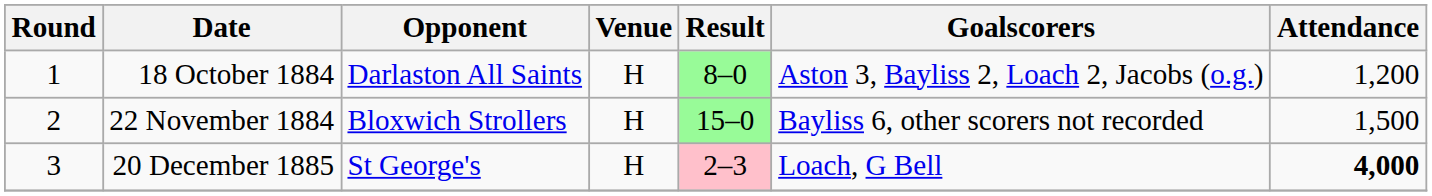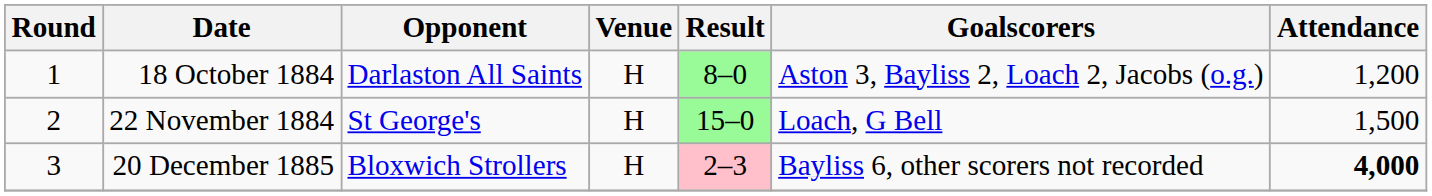(457, 119) Bloxwich Strollers -> (414, 119) St George's
(991, 119) Bayliss 6, other scorers not recorded -> (860, 119) Loach, G Bell
(414, 166) St George's -> (457, 166) Bloxwich Strollers
(860, 166) Loach, G Bell -> (991, 166) Bayliss 6, other scorers not recorded
